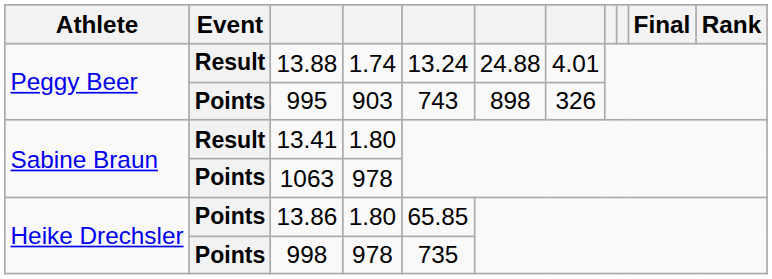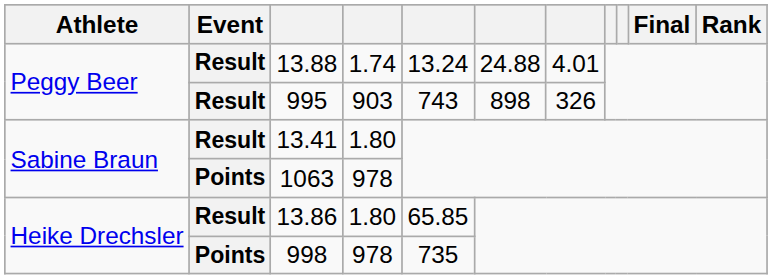(230, 101) Points -> (230, 101) Result
(230, 217) Points -> (230, 217) Result
